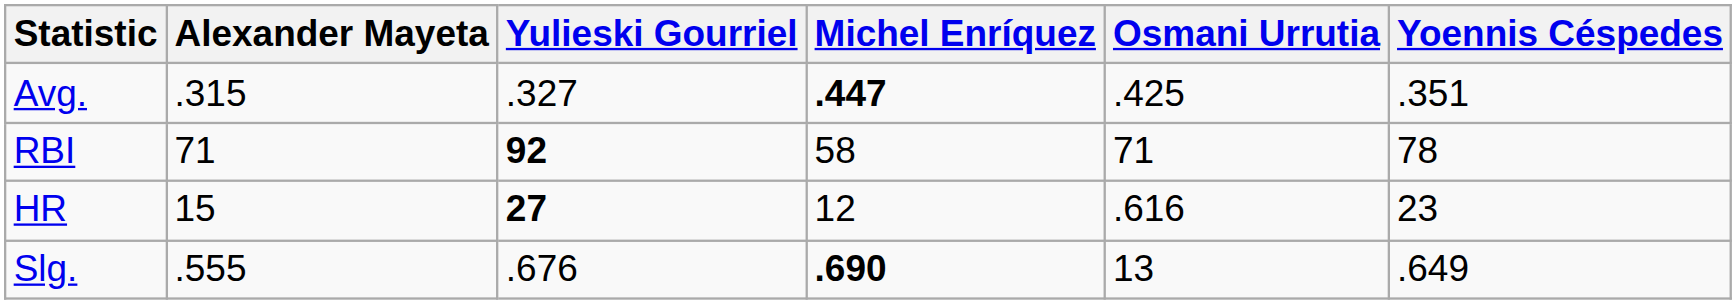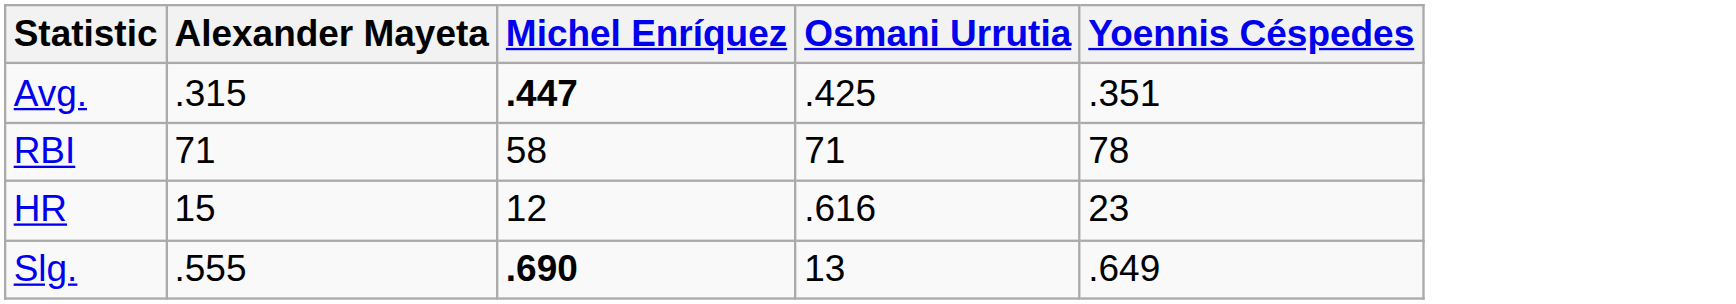- column: (652, 33)
